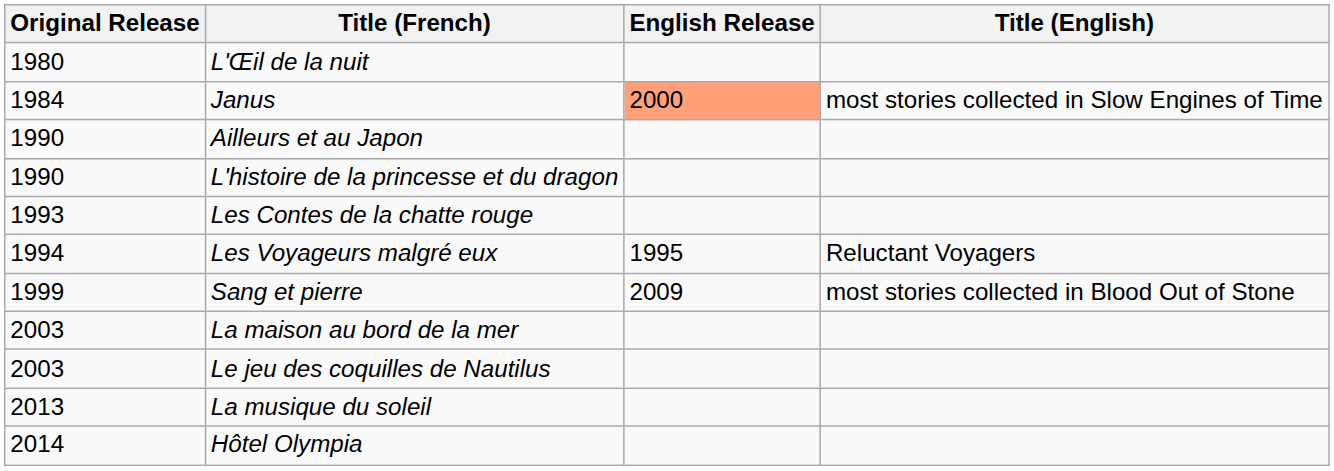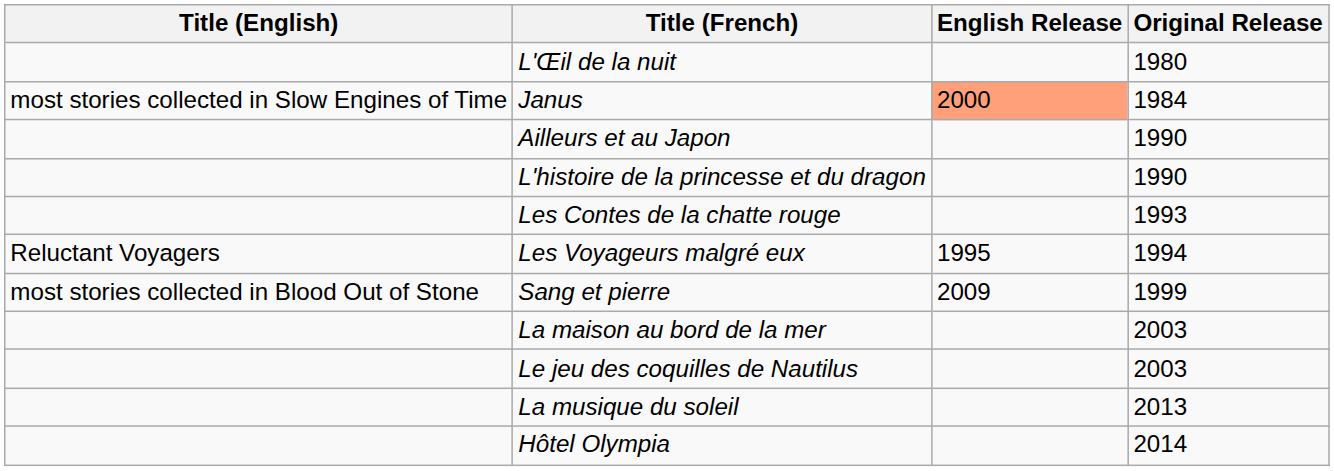columns swapped: (105, 23) <-> (1074, 23)
